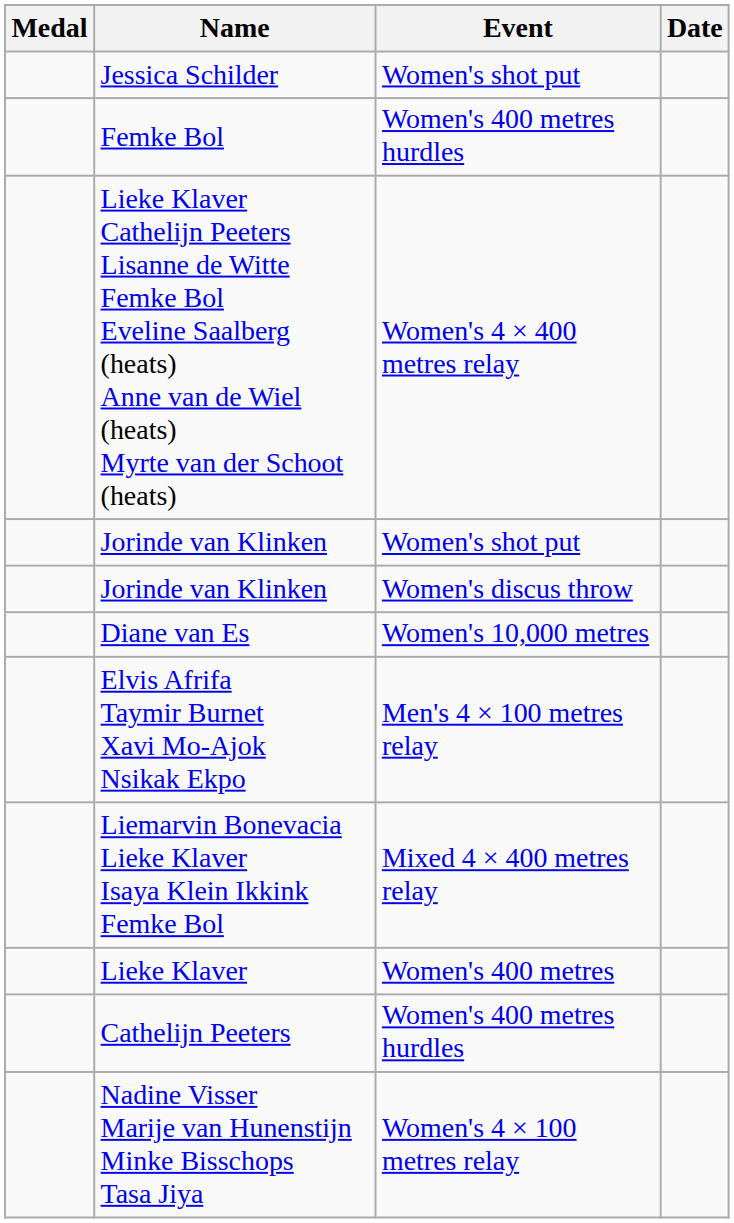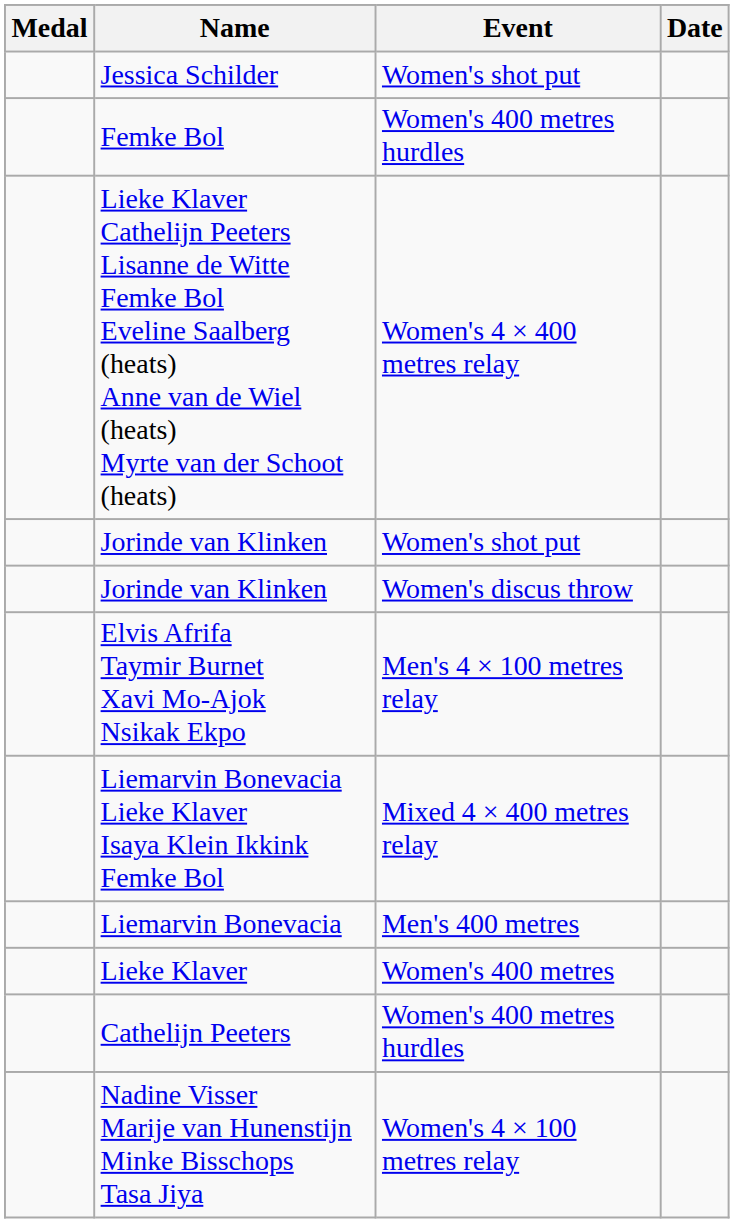- row: (175, 634)
+ row: (221, 924)
